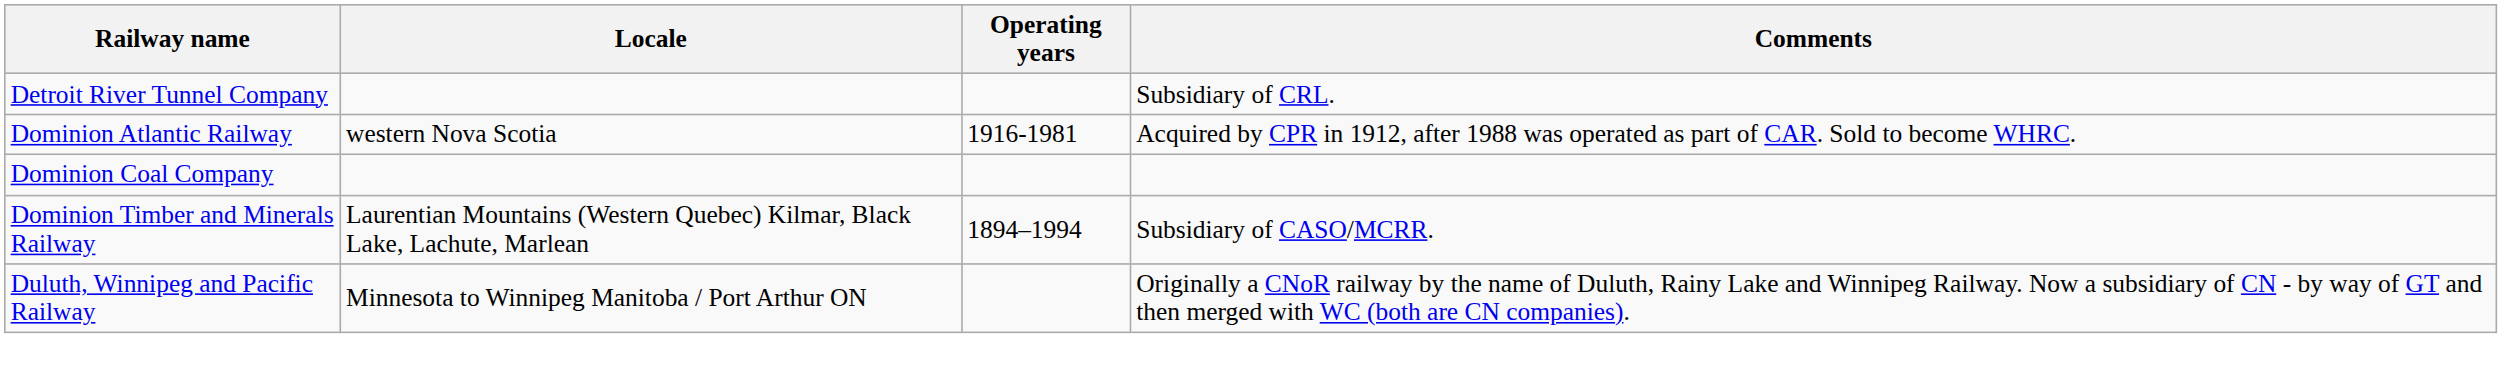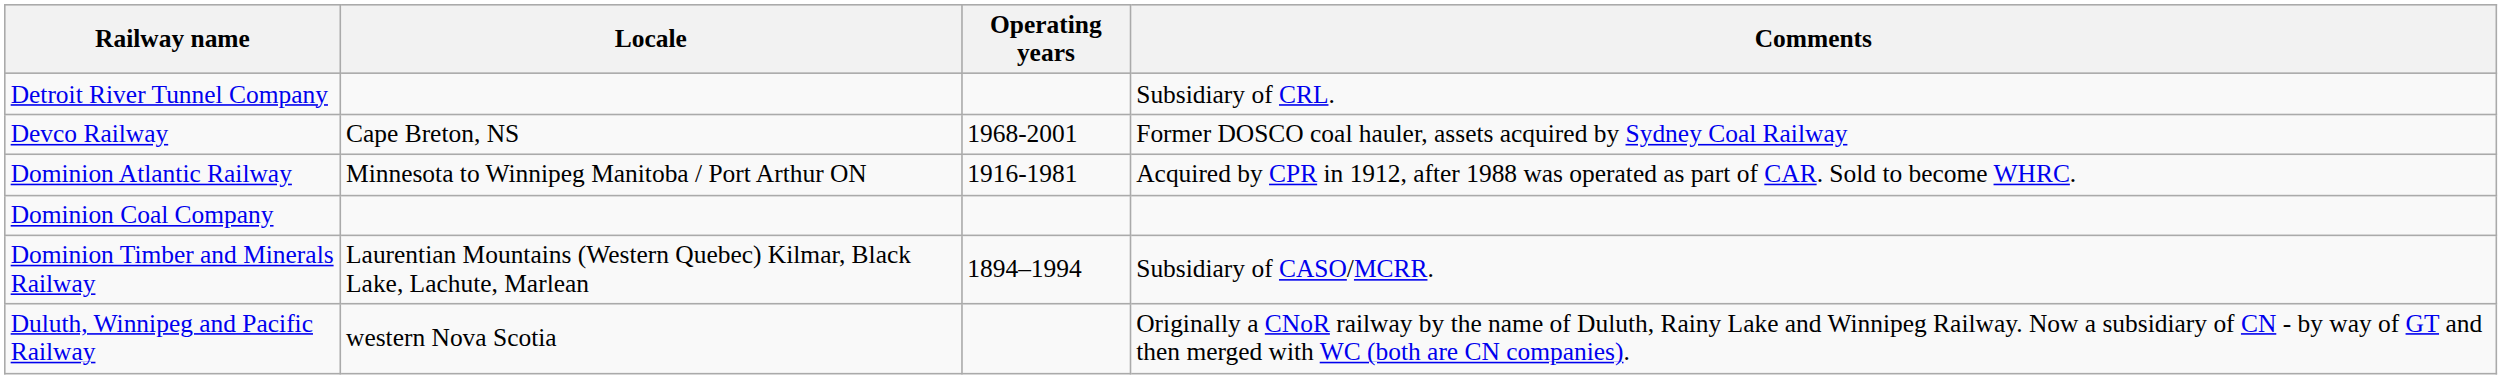+ row: (89, 133)
(451, 133) western Nova Scotia -> (606, 174) Minnesota to Winnipeg Manitoba / Port Arthur ON
(606, 297) Minnesota to Winnipeg Manitoba / Port Arthur ON -> (451, 338) western Nova Scotia
